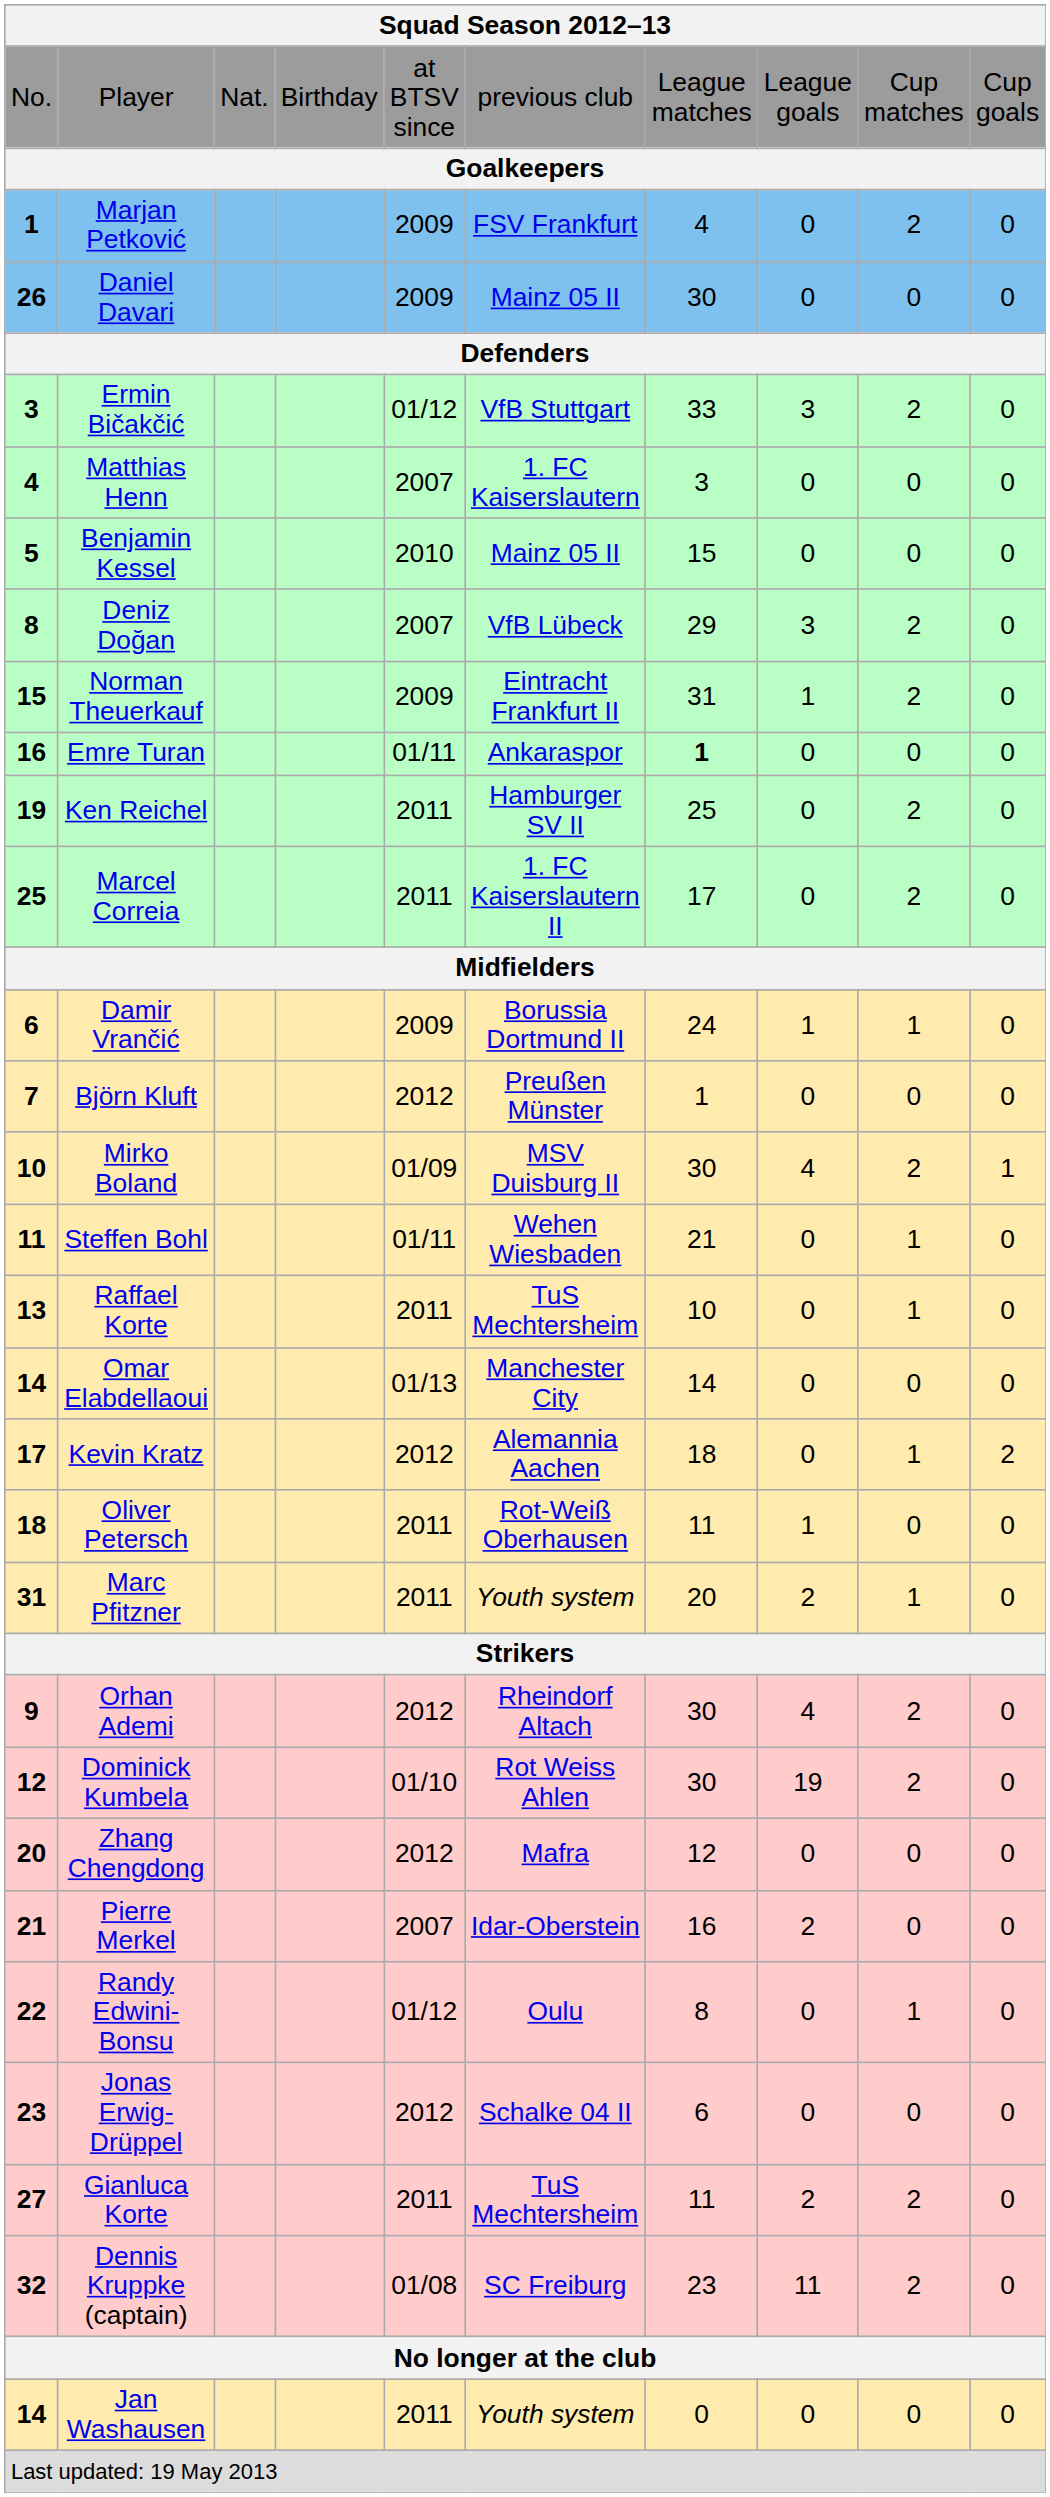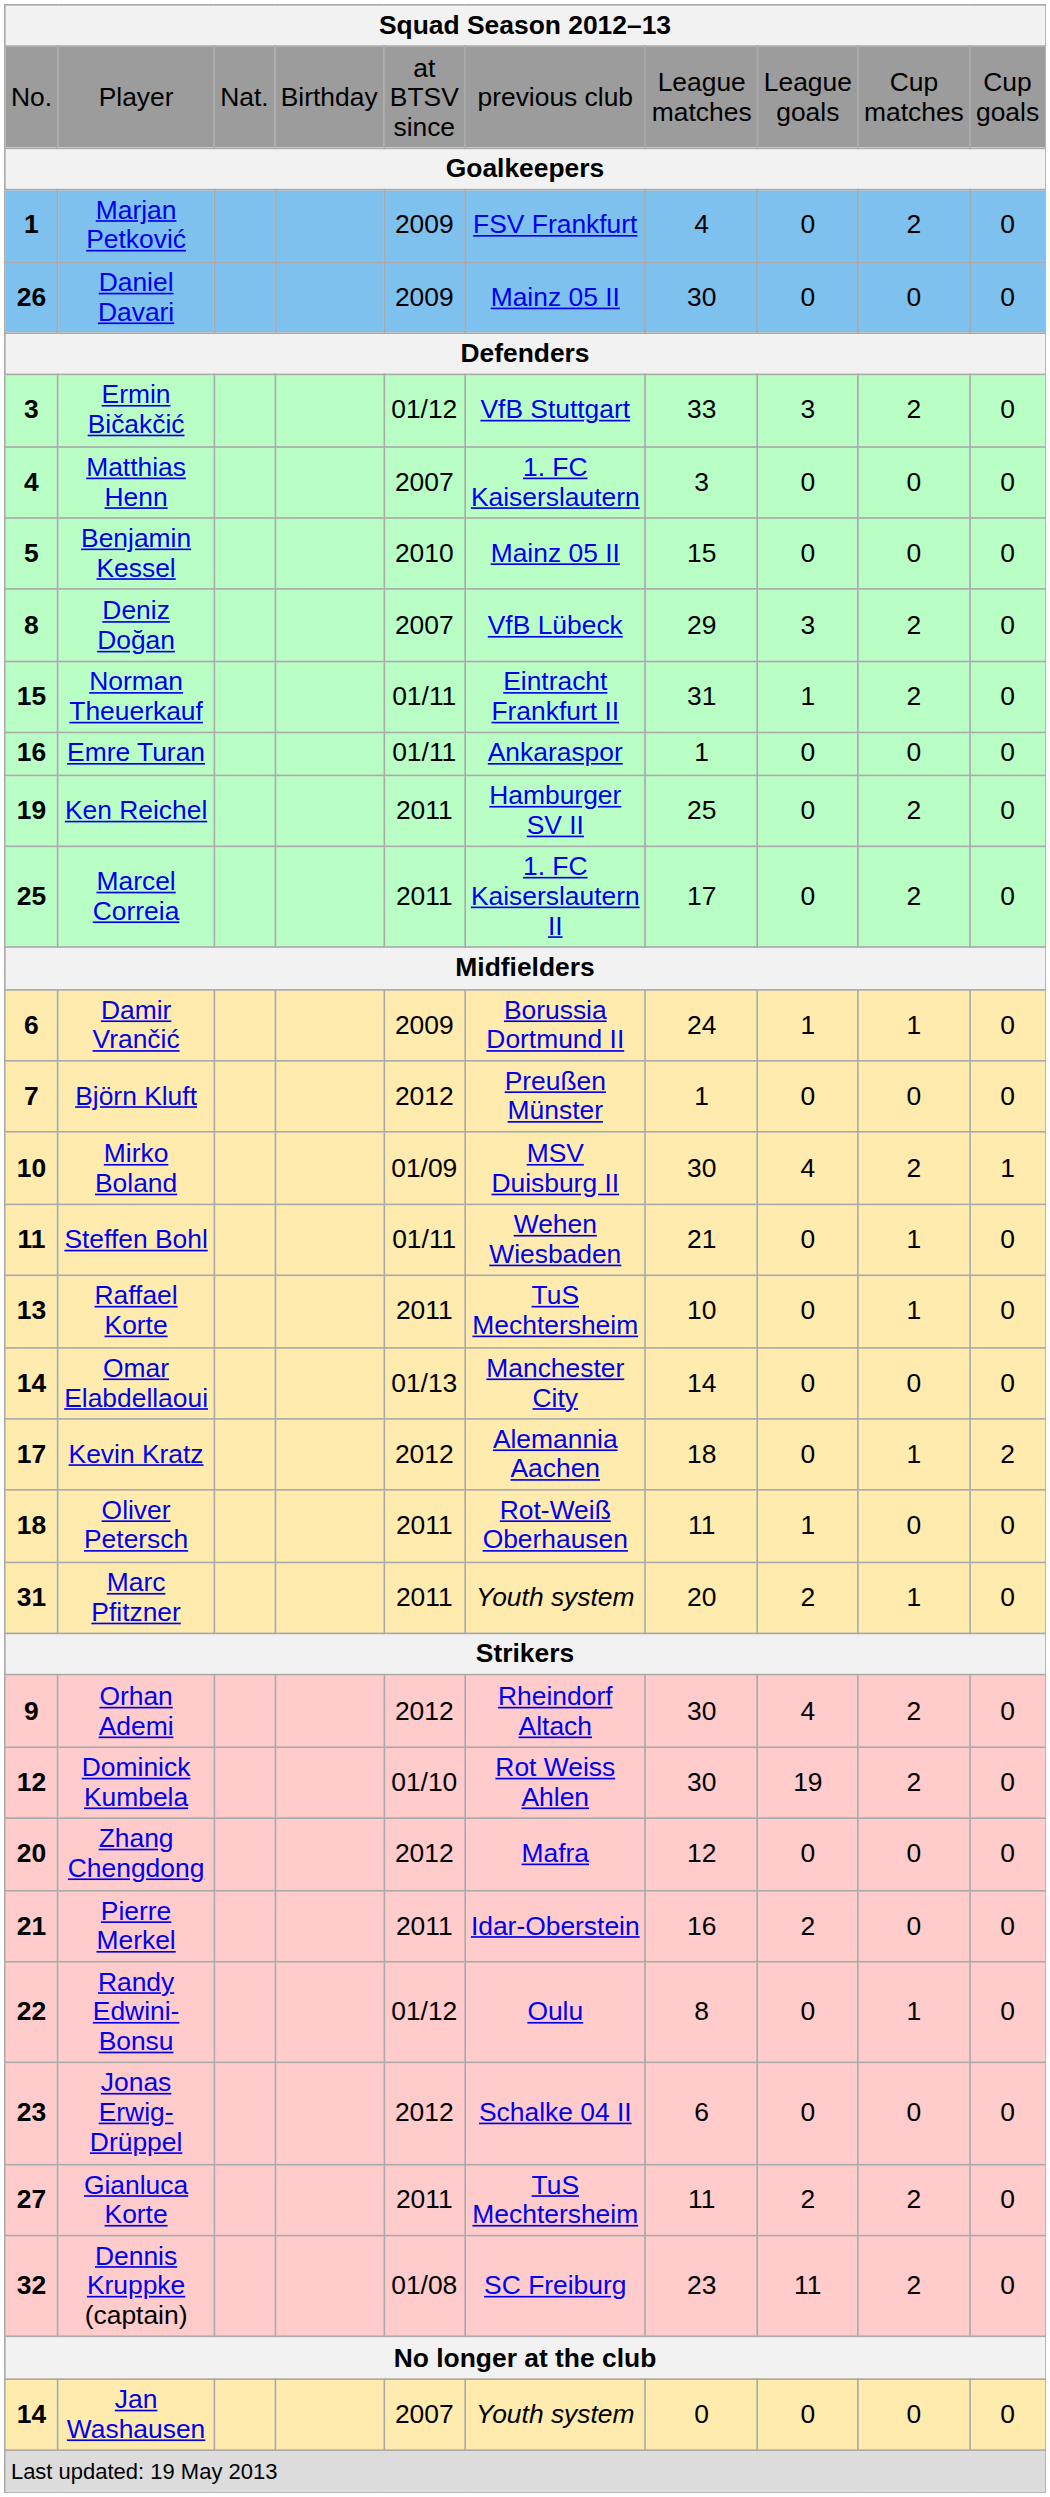(424, 696) 2009 -> (424, 696) 01/11
(702, 753) bold -> (702, 753) normal
(424, 1925) 2007 -> (424, 1925) 2011
(424, 2414) 2011 -> (424, 2414) 2007
